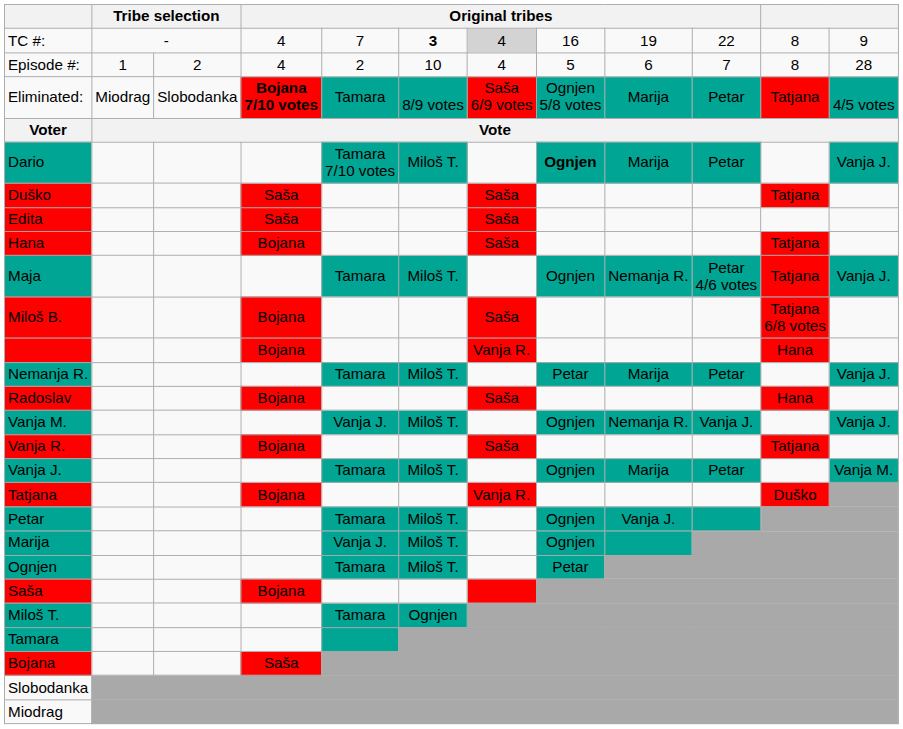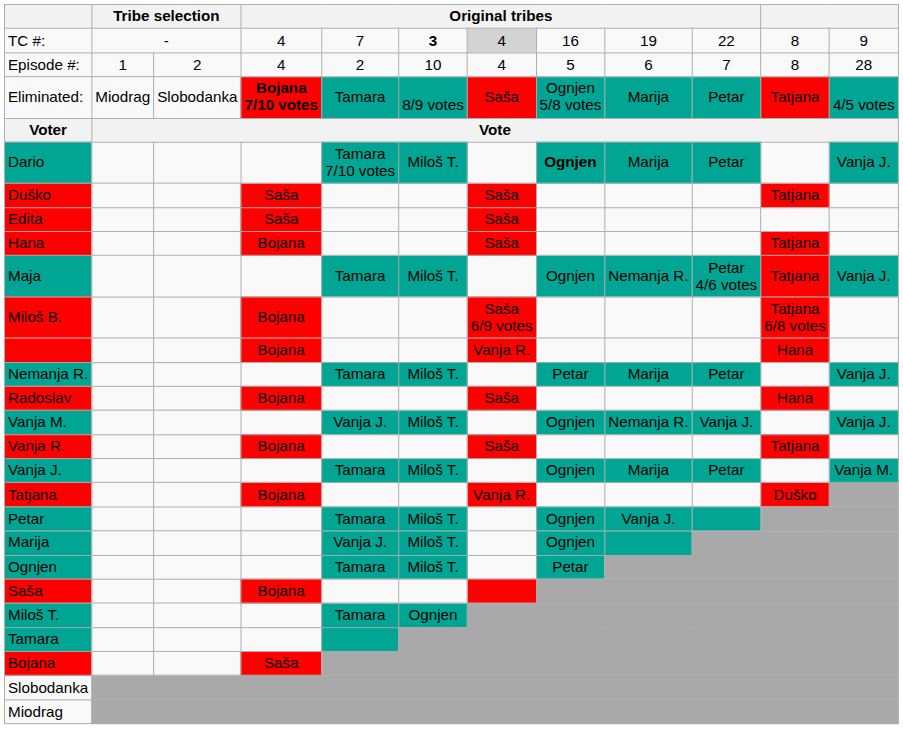(502, 97) Saša 6/9 votes -> (502, 97) Saša
(502, 317) Saša -> (502, 317) Saša 6/9 votes
